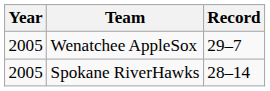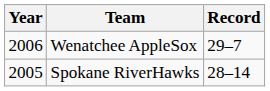(26, 45) 2005 -> (26, 45) 2006
